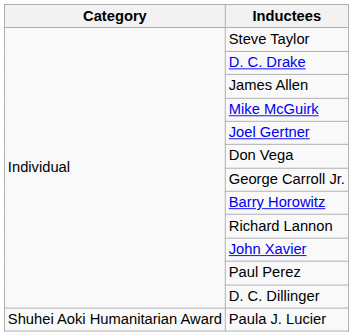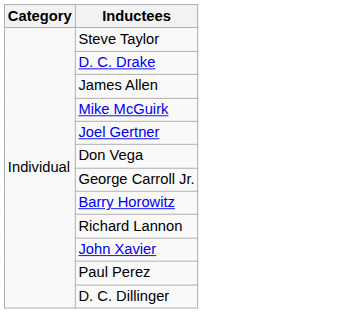- row: (277, 319)
